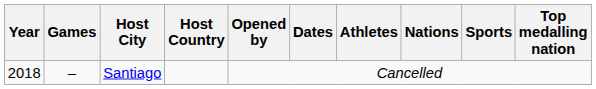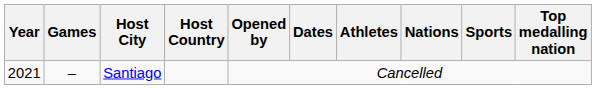(24, 72) 2018 -> (24, 72) 2021
